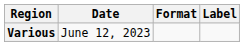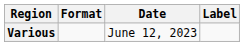columns swapped: (106, 14) <-> (176, 14)
